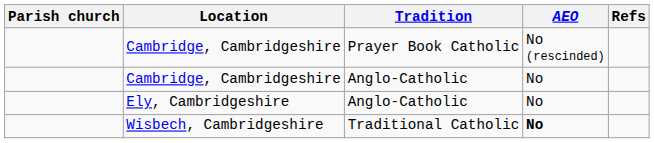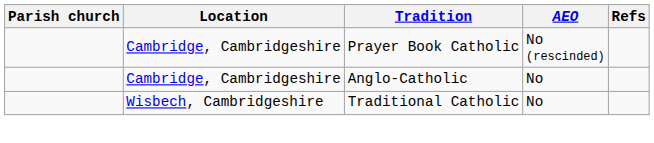- row: (208, 103)
(535, 126) bold -> (535, 103) normal
